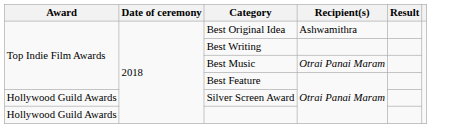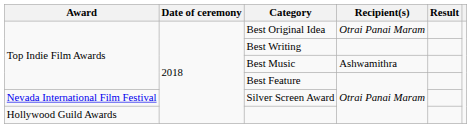(328, 30) Ashwamithra -> (382, 30) Otrai Panai Maram
(342, 64) Otrai Panai Maram -> (368, 64) Ashwamithra
(62, 98) Hollywood Guild Awards -> (82, 98) Nevada International Film Festival
